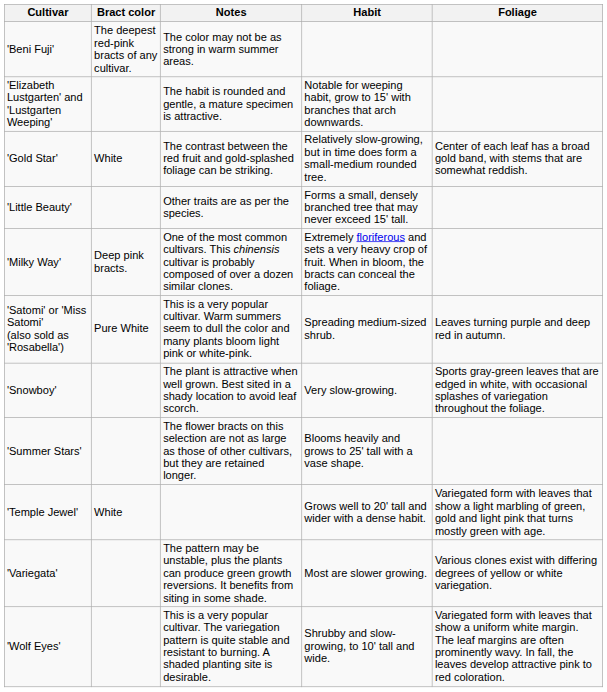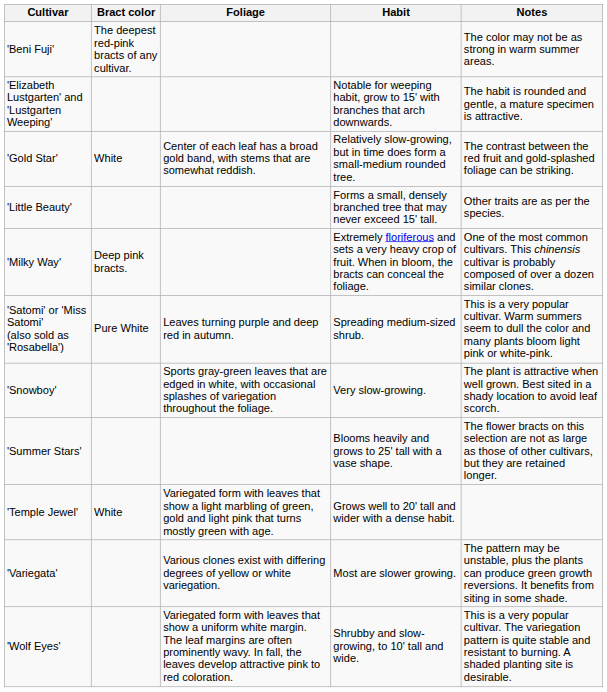columns swapped: (517, 13) <-> (231, 13)
